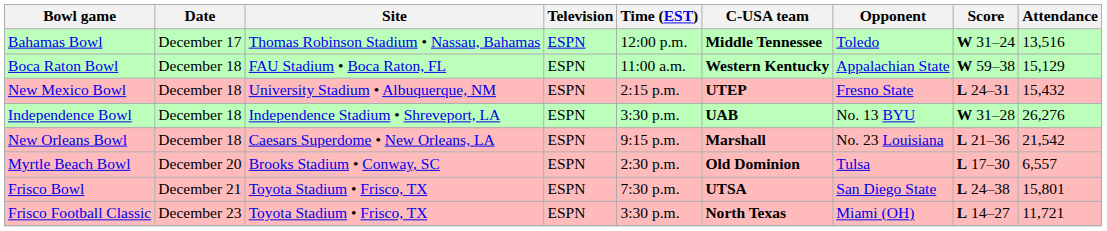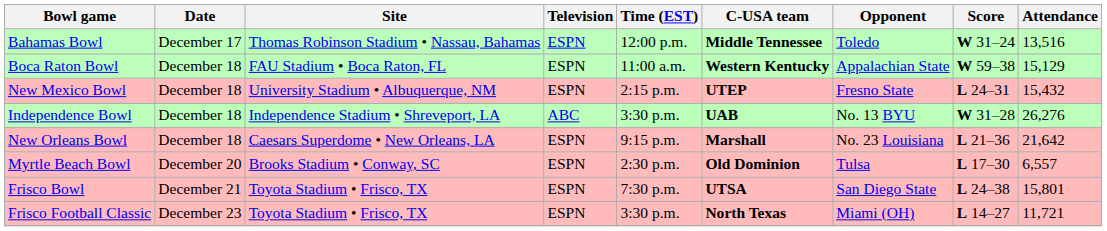(566, 115) ESPN -> (563, 115) ABC
(1043, 139) 21,542 -> (1043, 139) 21,642
